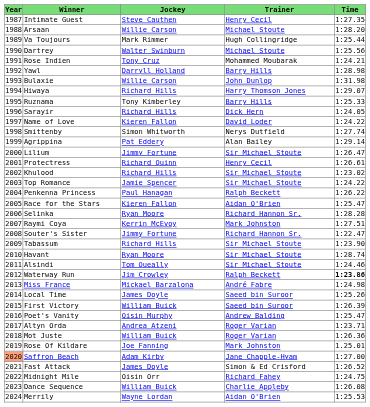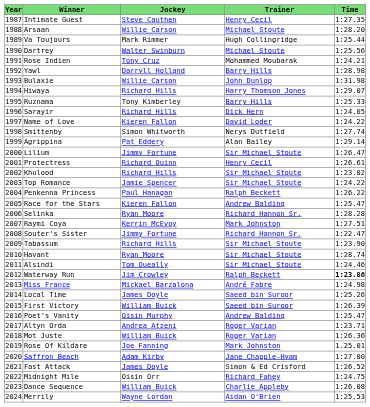(253, 203) Aidan O'Brien -> (255, 203) Andrew Balding
(14, 356) lightsalmon background -> (14, 356) no background
